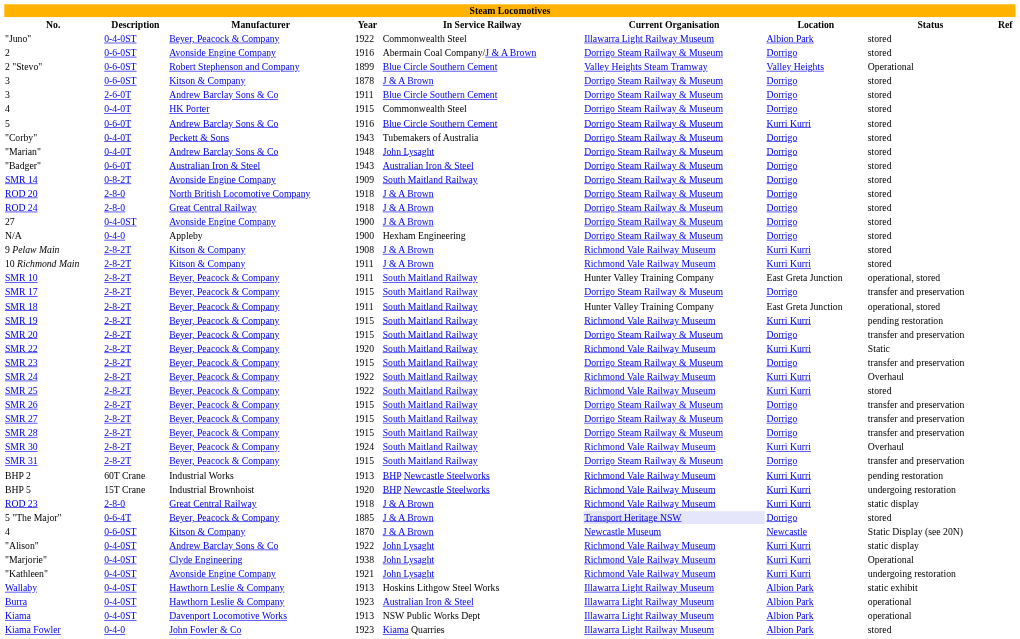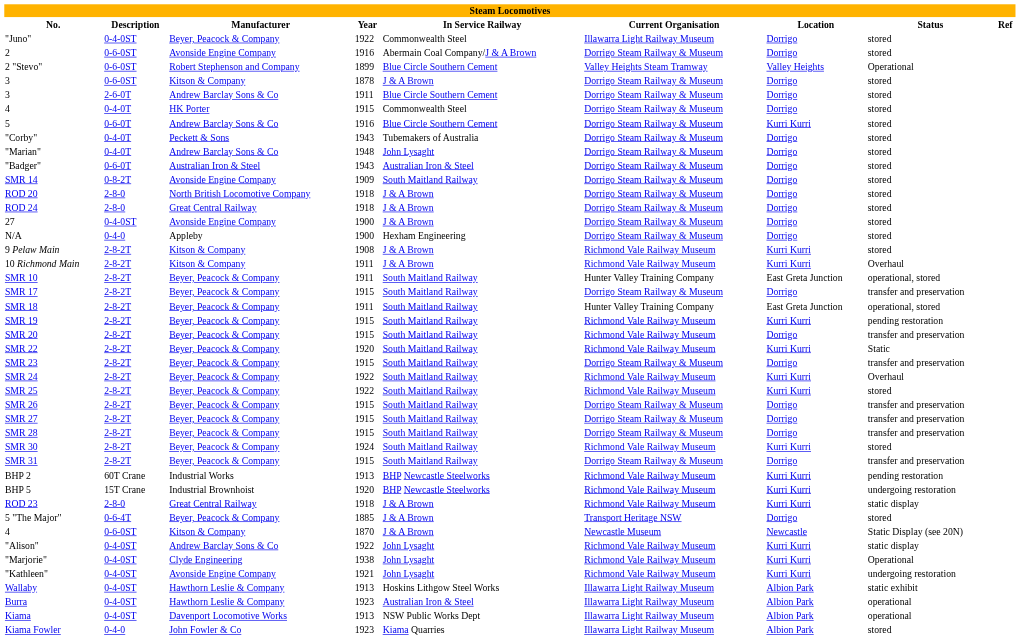(790, 39) Albion Park -> (782, 39) Dorrigo
(880, 264) stored -> (886, 264) Overhaul
(654, 334) Dorrigo Steam Railway & Museum -> (650, 334) Richmond Vale Railway Museum
(886, 447) Overhaul -> (880, 447) stored
(633, 517) lavender background -> (633, 517) no background
